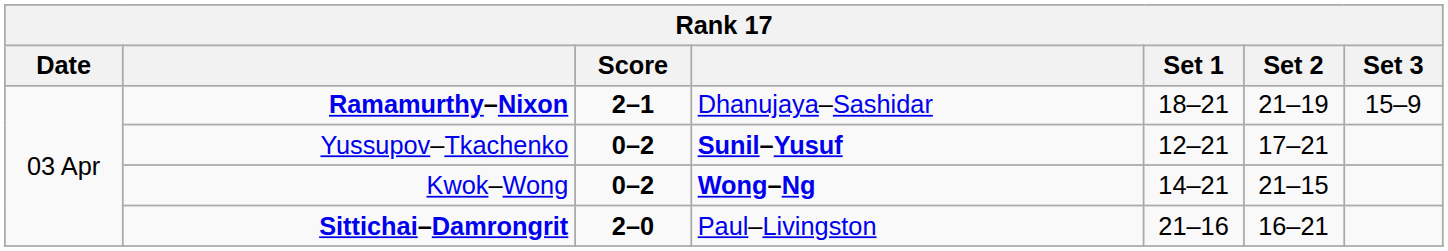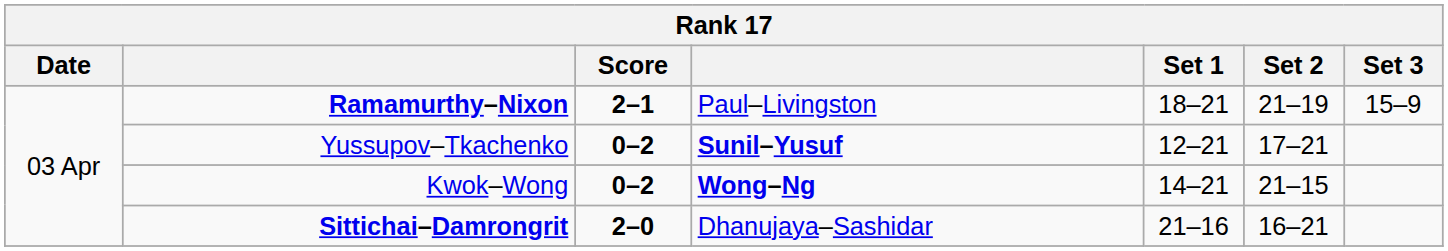(815, 105) Dhanujaya–Sashidar -> (787, 105) Paul–Livingston
(787, 225) Paul–Livingston -> (815, 225) Dhanujaya–Sashidar
